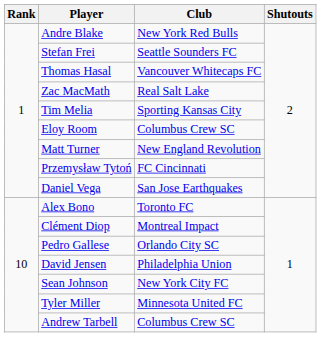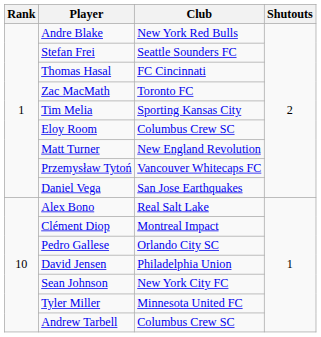(199, 71) Vancouver Whitecaps FC -> (172, 71) FC Cincinnati
(173, 91) Real Salt Lake -> (165, 91) Toronto FC
(172, 168) FC Cincinnati -> (199, 168) Vancouver Whitecaps FC
(165, 206) Toronto FC -> (173, 206) Real Salt Lake
